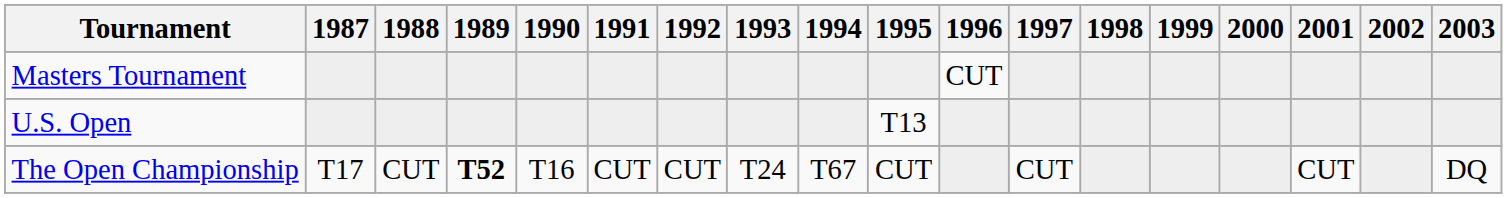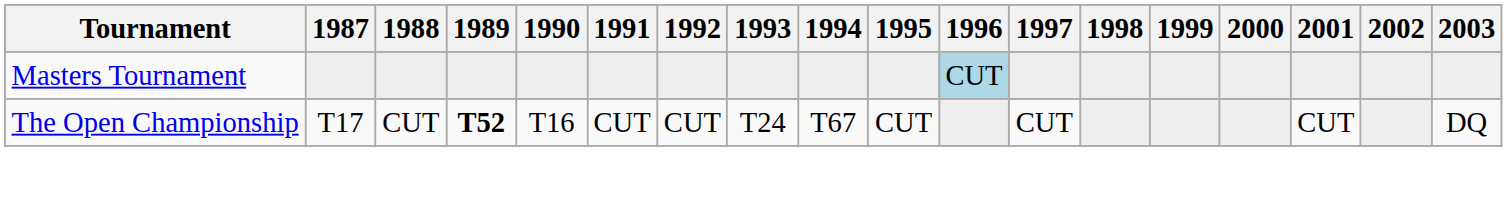(974, 75) no background -> (974, 75) lightblue background
- row: (71, 122)
